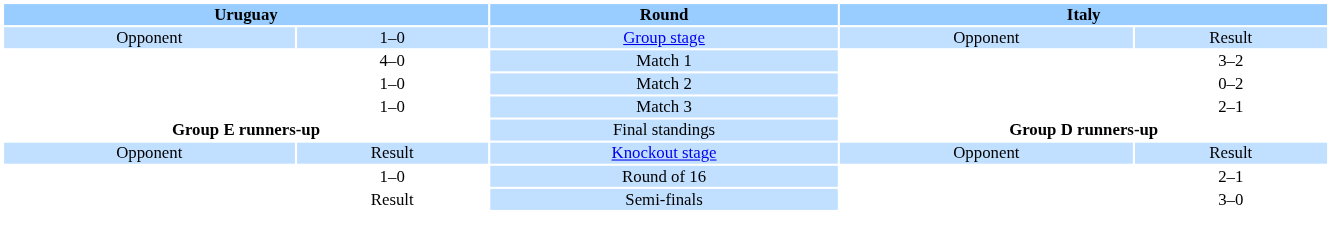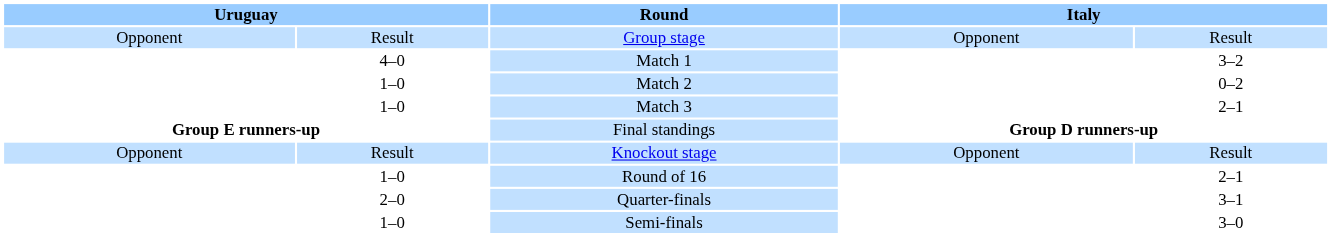(392, 37) 1–0 -> (392, 37) Result
+ row: (664, 199)
(392, 199) Result -> (392, 222) 1–0
